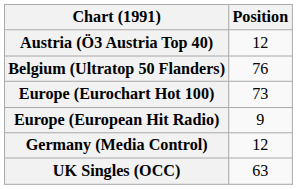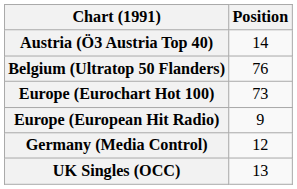(260, 42) 12 -> (260, 42) 14
(260, 171) 63 -> (260, 171) 13
